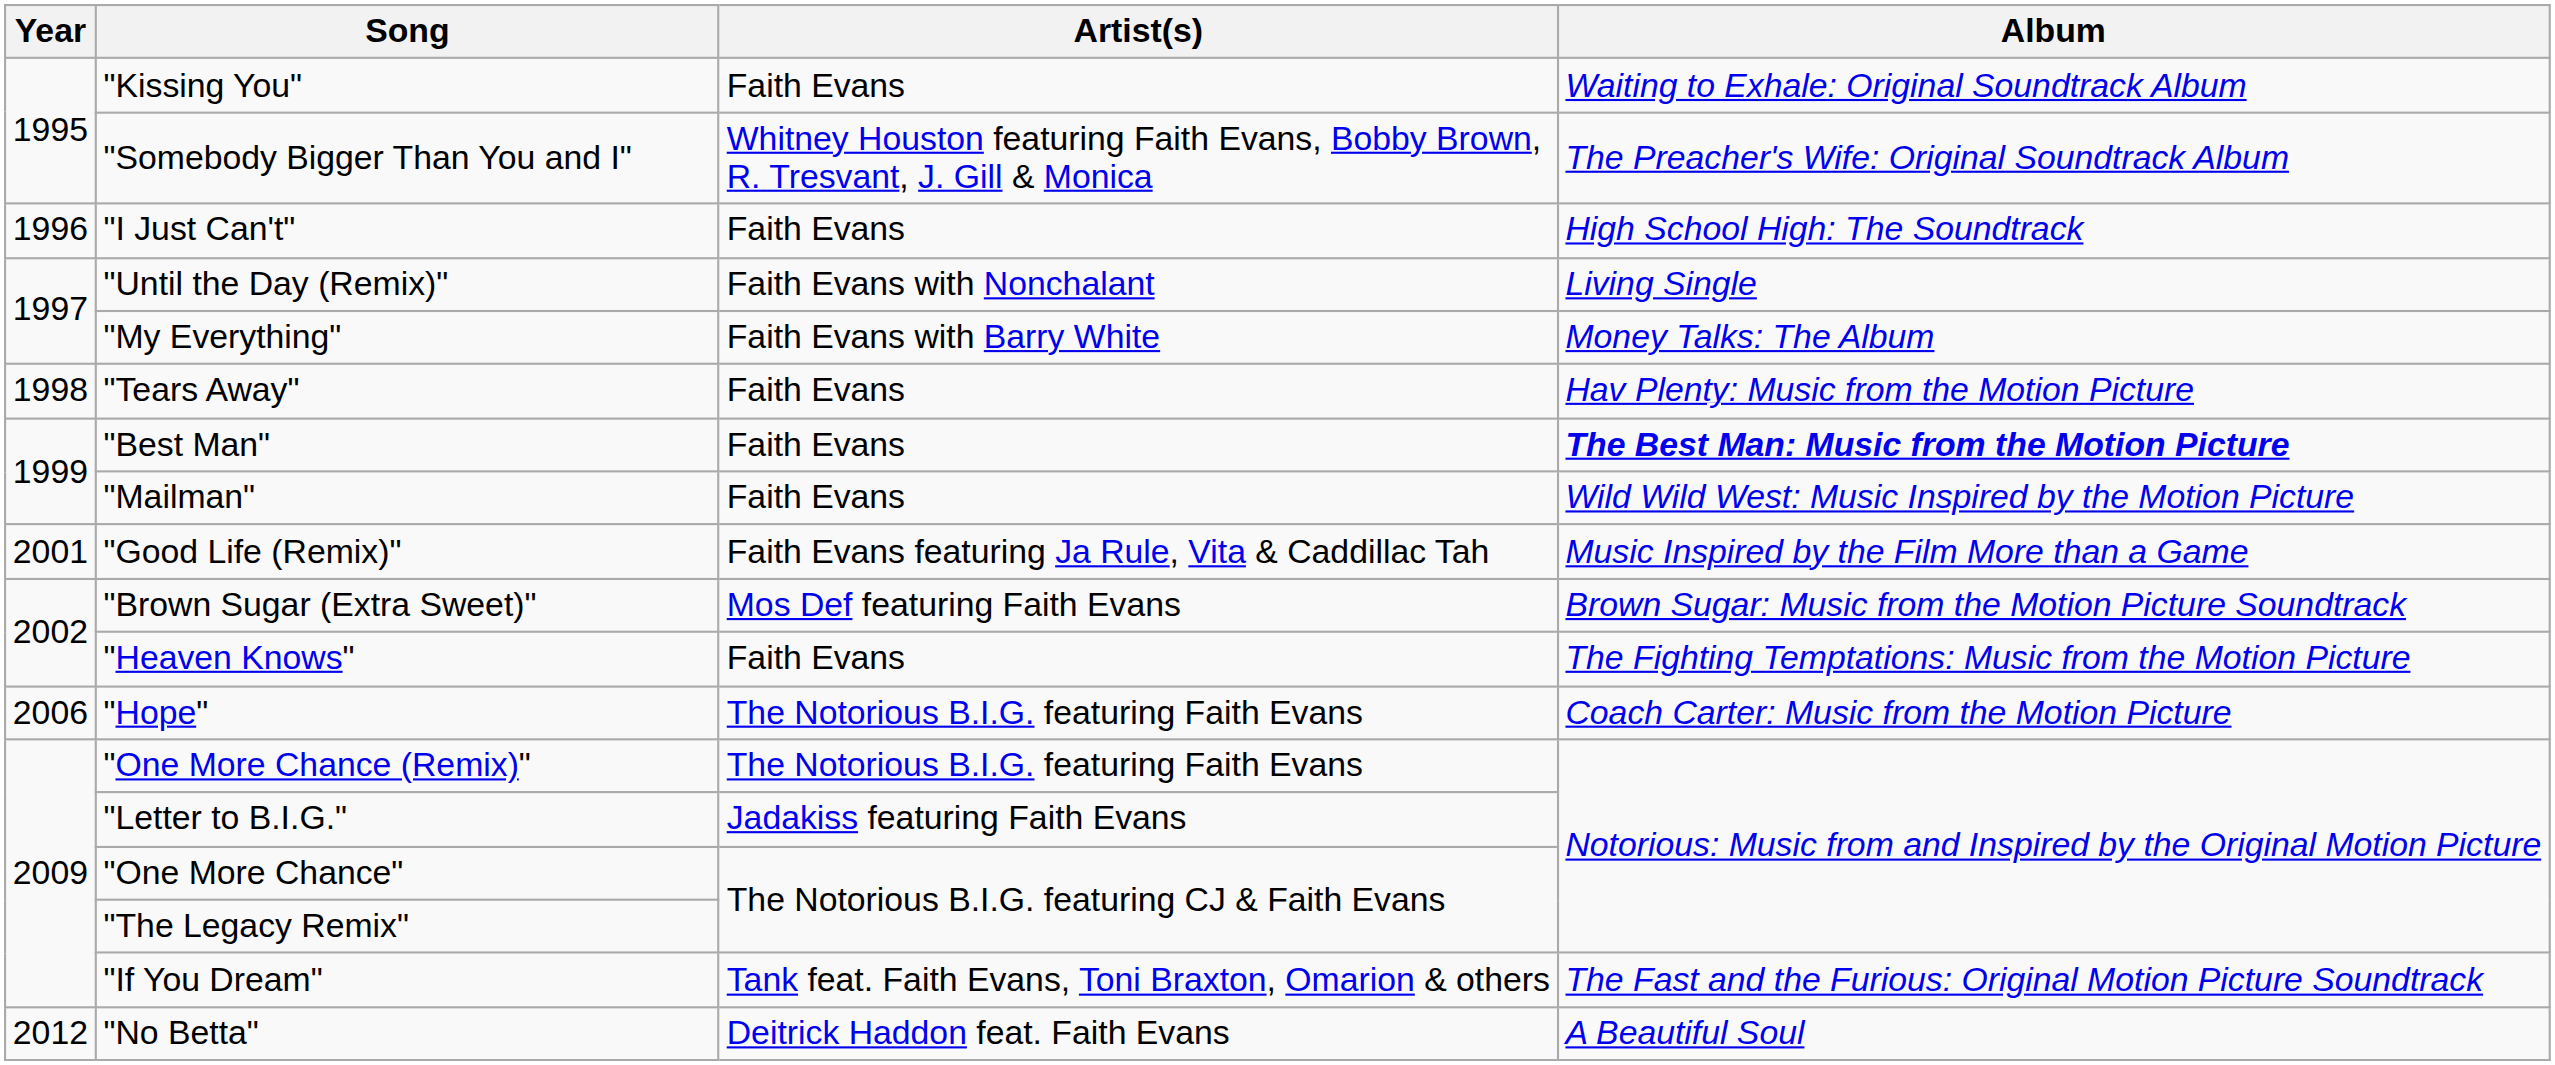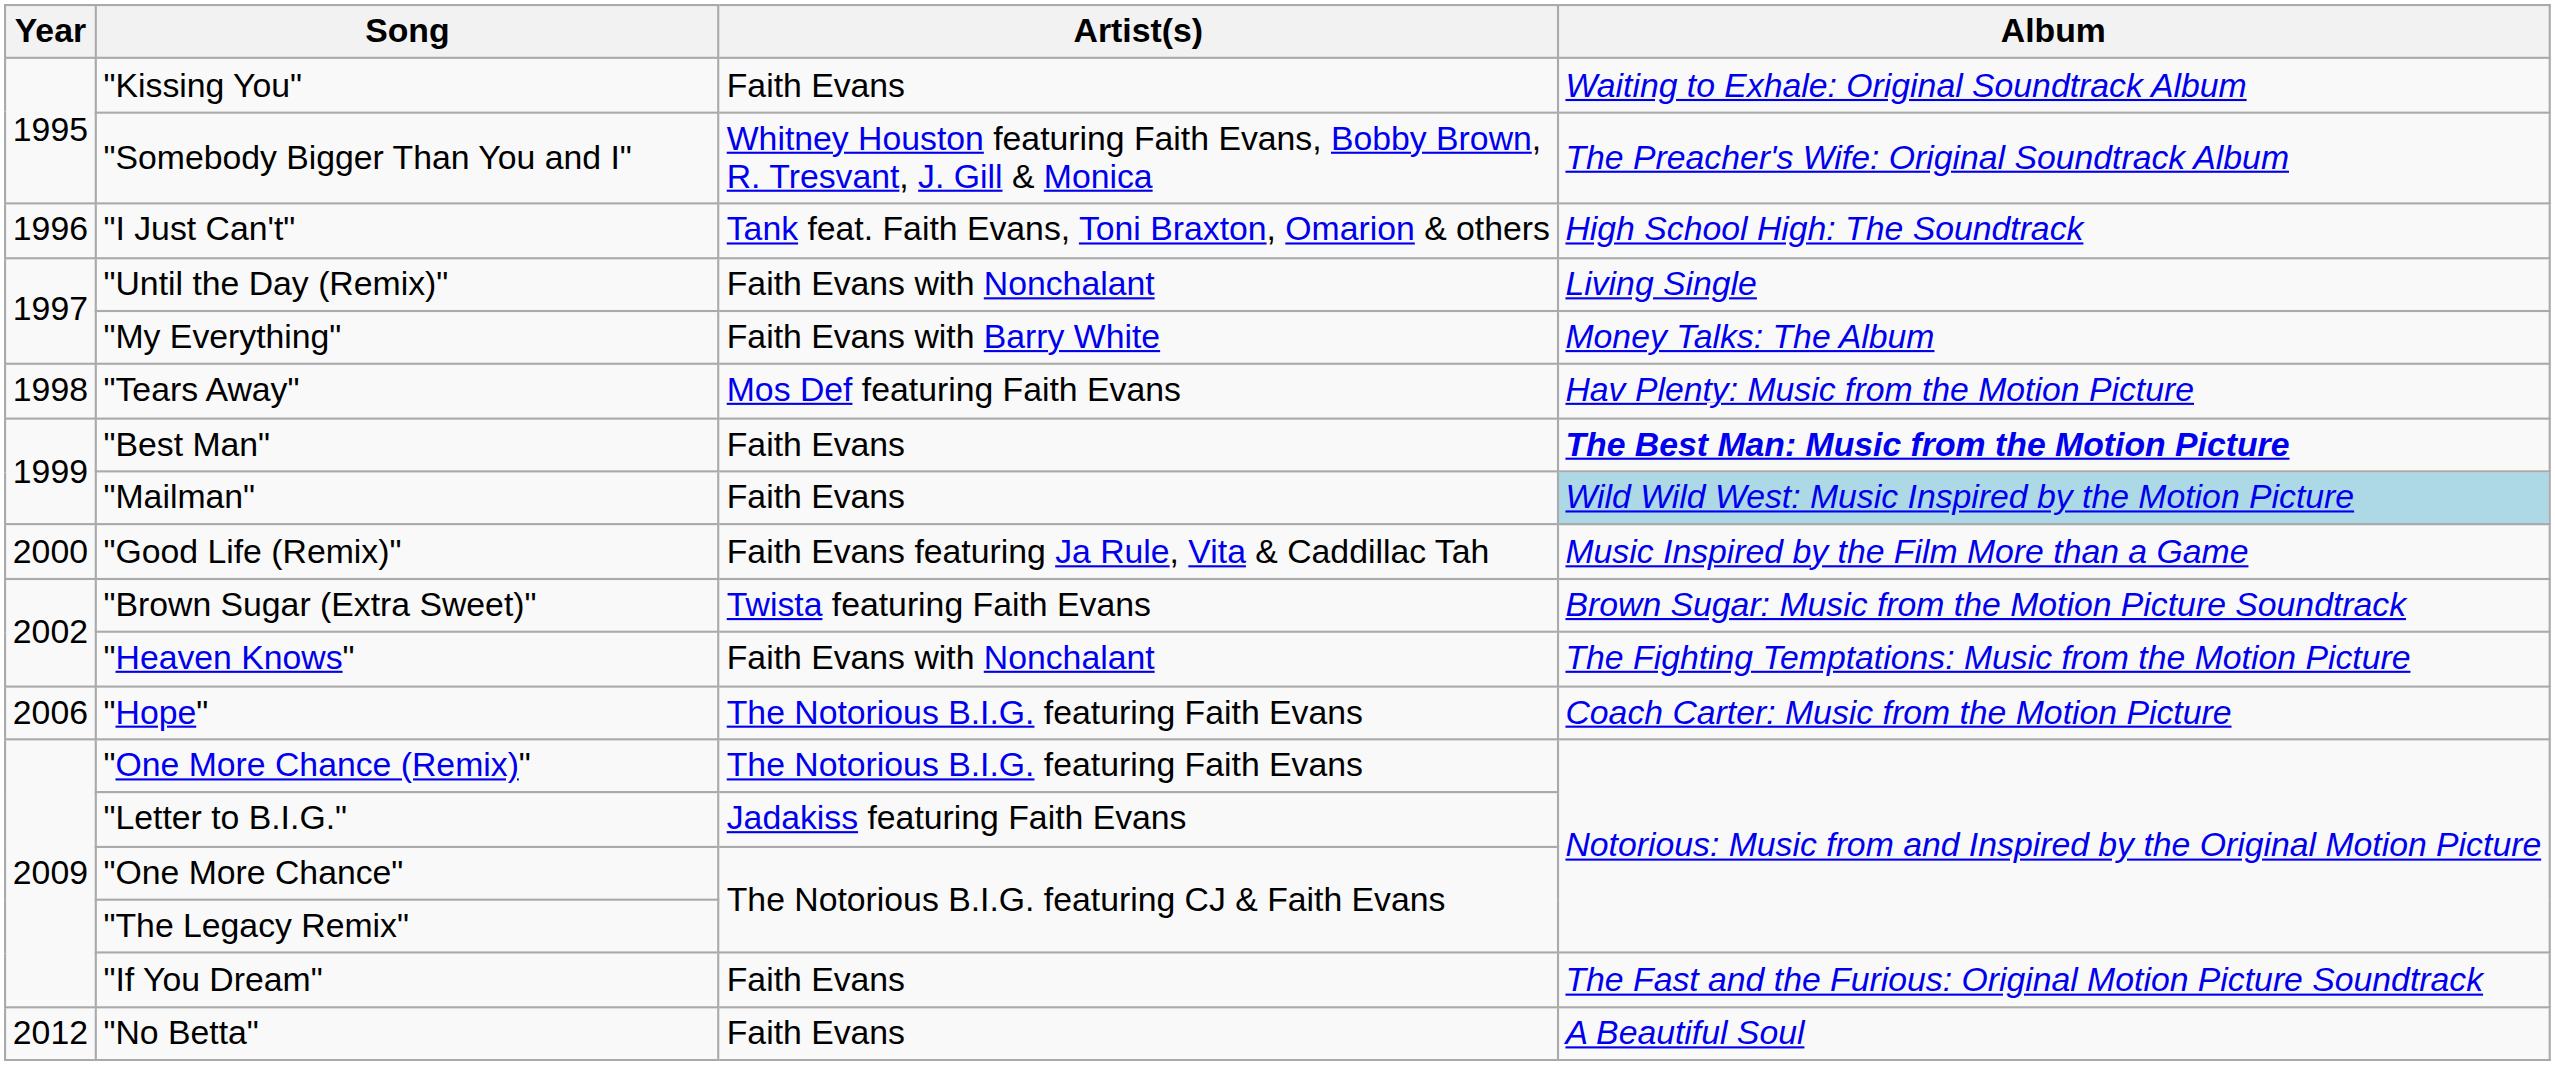(816, 229) Faith Evans -> (1138, 229) Tank feat. Faith Evans, Toni Braxton, Omarion & others
(816, 390) Faith Evans -> (954, 390) Mos Def featuring Faith Evans
(1960, 497) no background -> (1960, 497) lightblue background
(50, 551) 2001 -> (50, 551) 2000
(954, 604) Mos Def featuring Faith Evans -> (939, 604) Twista featuring Faith Evans
(816, 658) Faith Evans -> (941, 658) Faith Evans with Nonchalant
(1138, 979) Tank feat. Faith Evans, Toni Braxton, Omarion & others -> (816, 979) Faith Evans
(978, 1032) Deitrick Haddon feat. Faith Evans -> (816, 1032) Faith Evans
